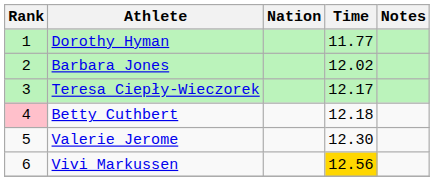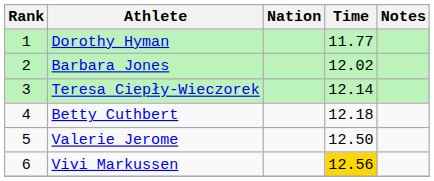(351, 91) 12.17 -> (351, 91) 12.14
(26, 115) pink background -> (26, 115) no background
(351, 140) 12.30 -> (351, 140) 12.50
